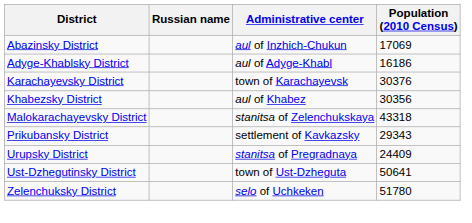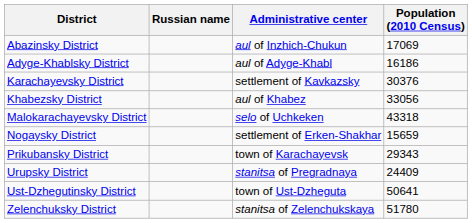(292, 81) town of Karachayevsk -> (297, 81) settlement of Kavkazsky
(396, 99) 30356 -> (403, 99) 33056
(305, 117) stanitsa of Zelenchukskaya -> (279, 117) selo of Uchkeken
+ row: (52, 136)
(297, 136) settlement of Kavkazsky -> (292, 154) town of Karachayevsk
(279, 191) selo of Uchkeken -> (305, 209) stanitsa of Zelenchukskaya
